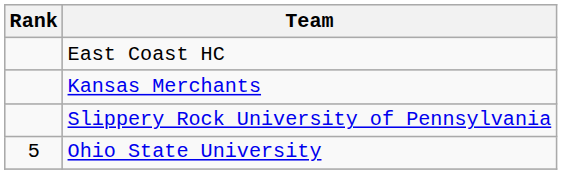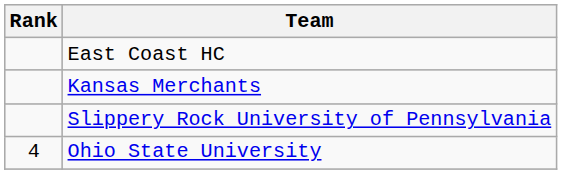(34, 153) 5 -> (34, 153) 4
